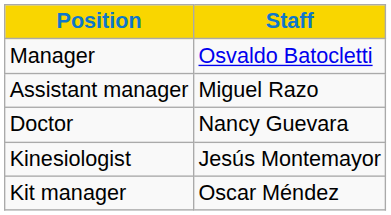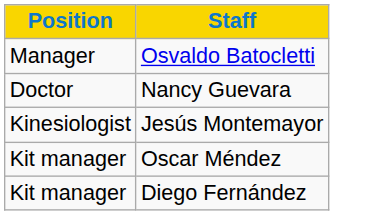- row: (259, 90)
+ row: (224, 192)
